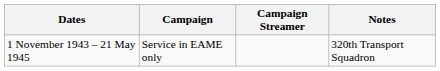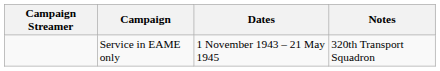columns swapped: (282, 19) <-> (72, 19)
